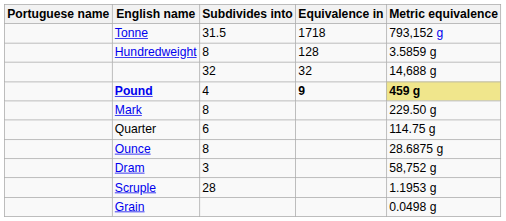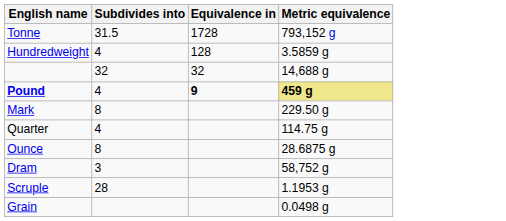- column: (58, 14)
(312, 33) 1718 -> (204, 33) 1728
(206, 52) 8 -> (98, 52) 4
(206, 129) 6 -> (98, 129) 4
